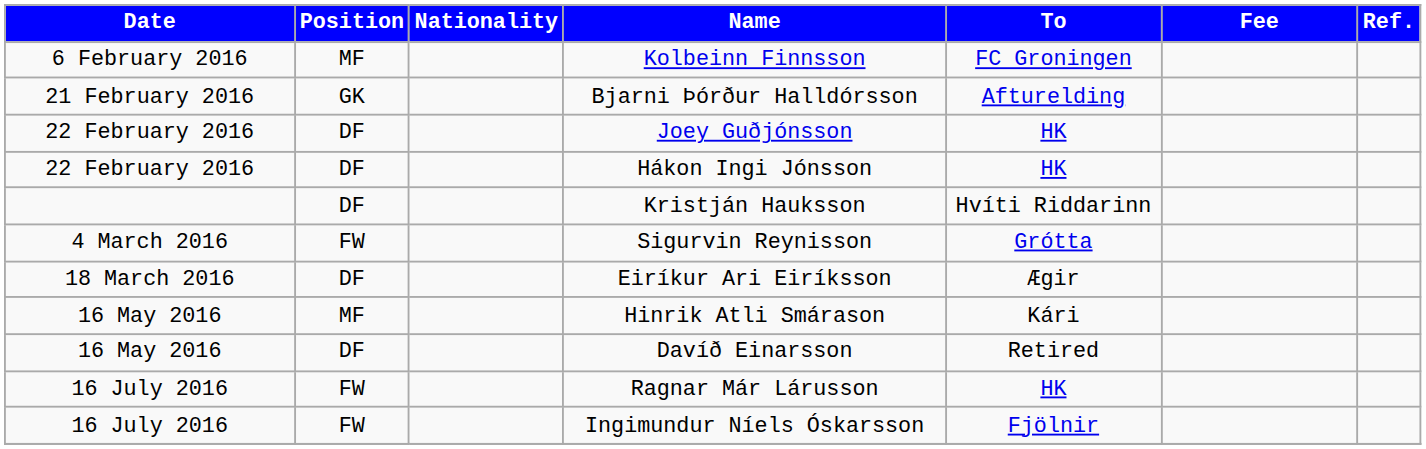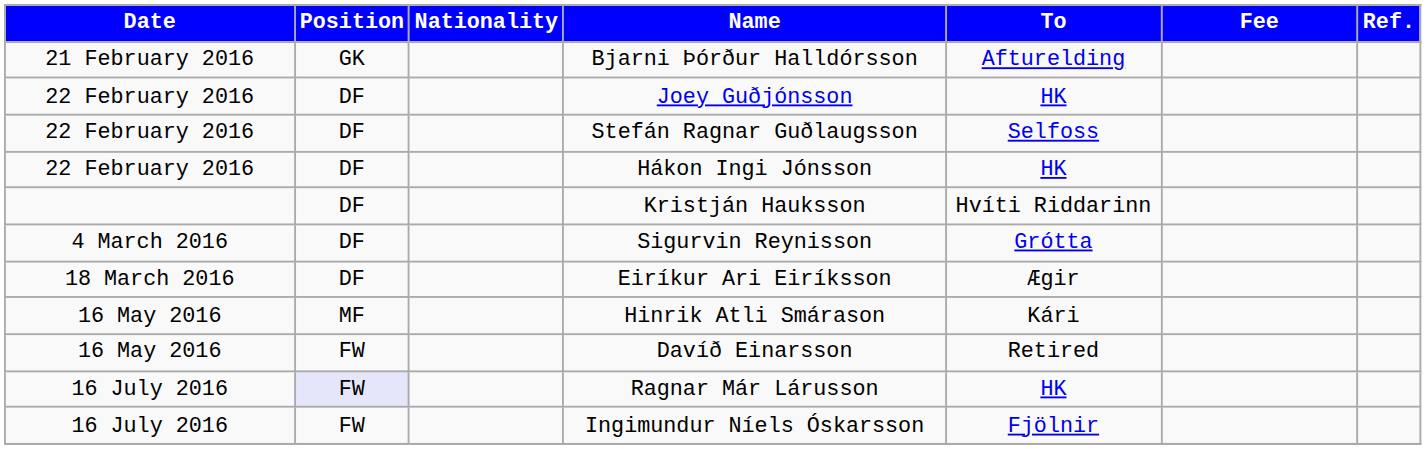- row: (755, 59)
+ row: (755, 133)
(352, 242) FW -> (352, 242) DF
(352, 352) DF -> (352, 352) FW
(352, 389) no background -> (352, 389) lavender background
